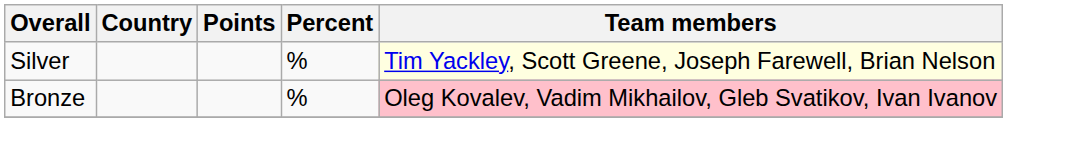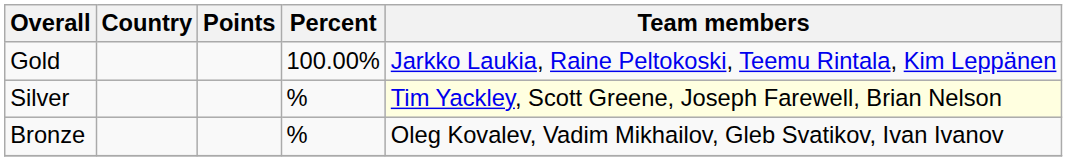+ row: (35, 60)
(691, 98) pink background -> (697, 135) no background
